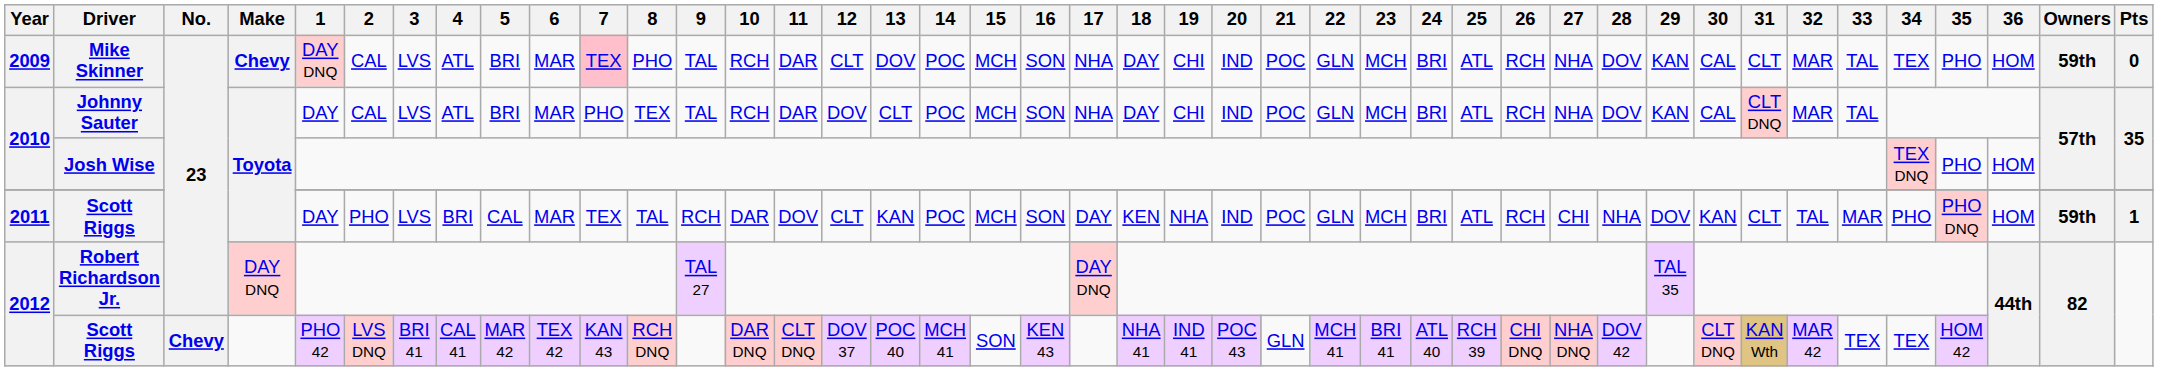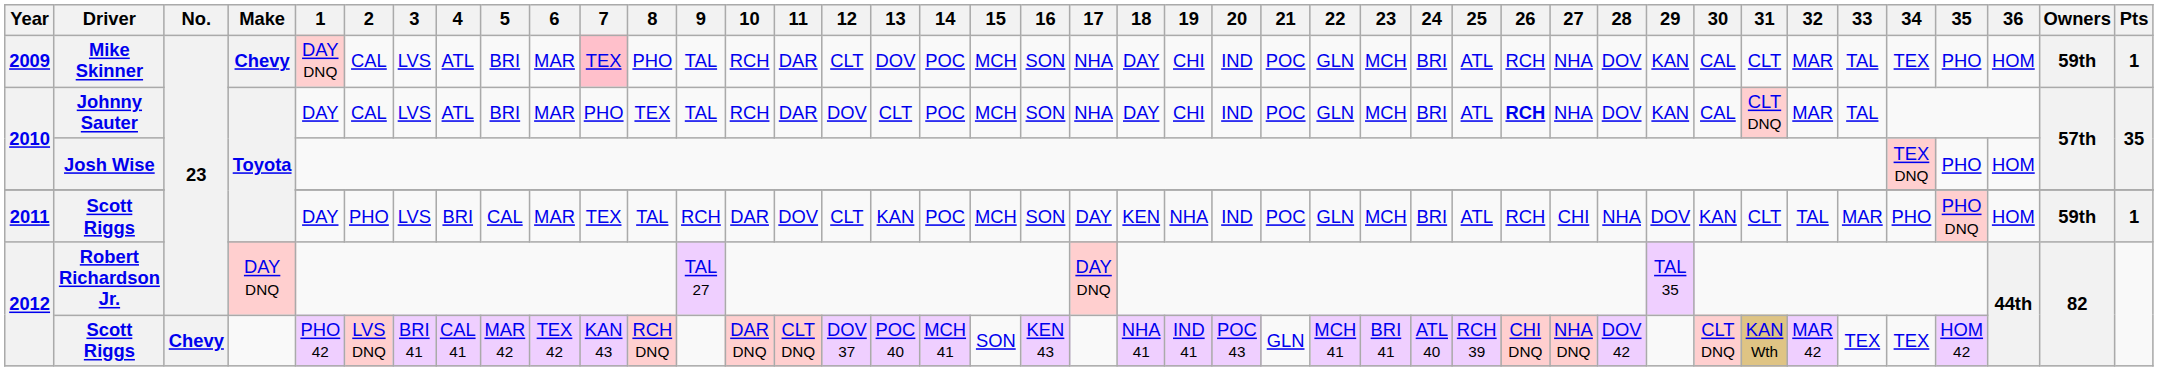(2134, 61) 0 -> (2134, 61) 1
(1525, 113) normal -> (1525, 113) bold
